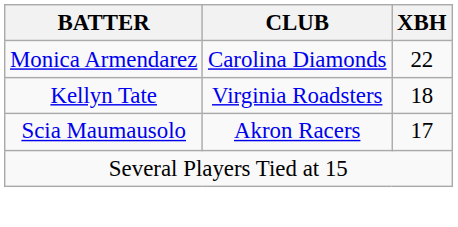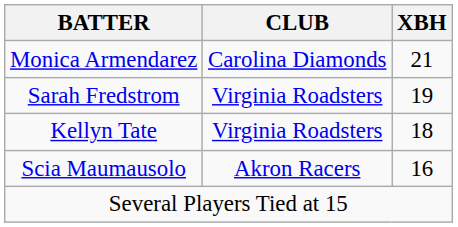(422, 58) 22 -> (422, 58) 21
+ row: (104, 95)
(422, 131) 17 -> (422, 167) 16
